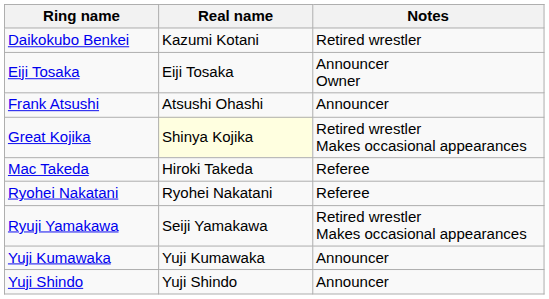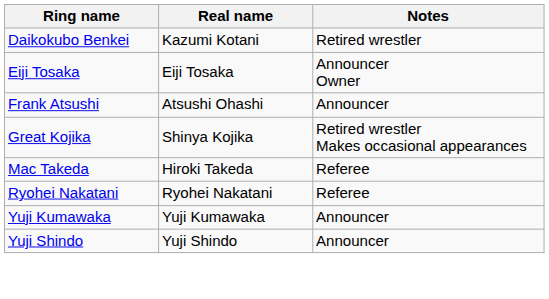(208, 137) lightyellow background -> (208, 137) no background
- row: (63, 225)
